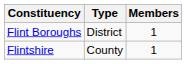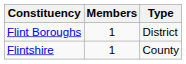columns swapped: (154, 13) <-> (105, 13)
